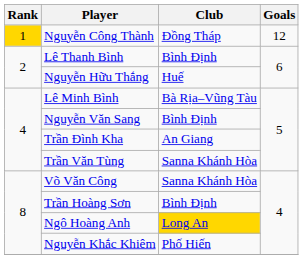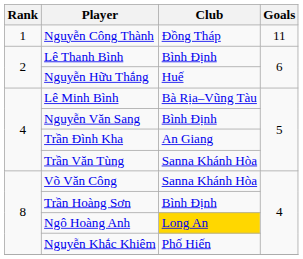(23, 35) gold background -> (23, 35) no background
(279, 35) 12 -> (279, 35) 11
